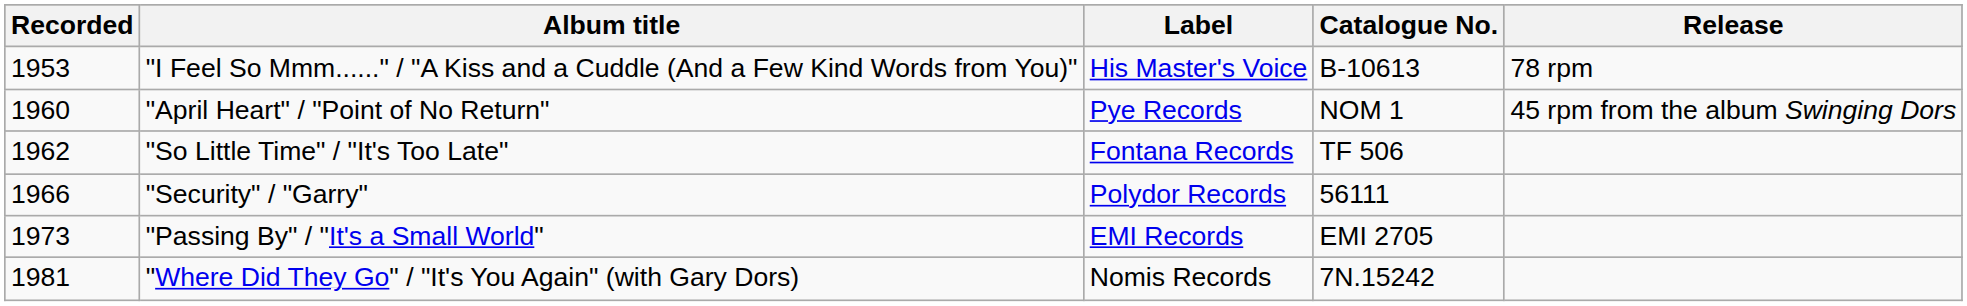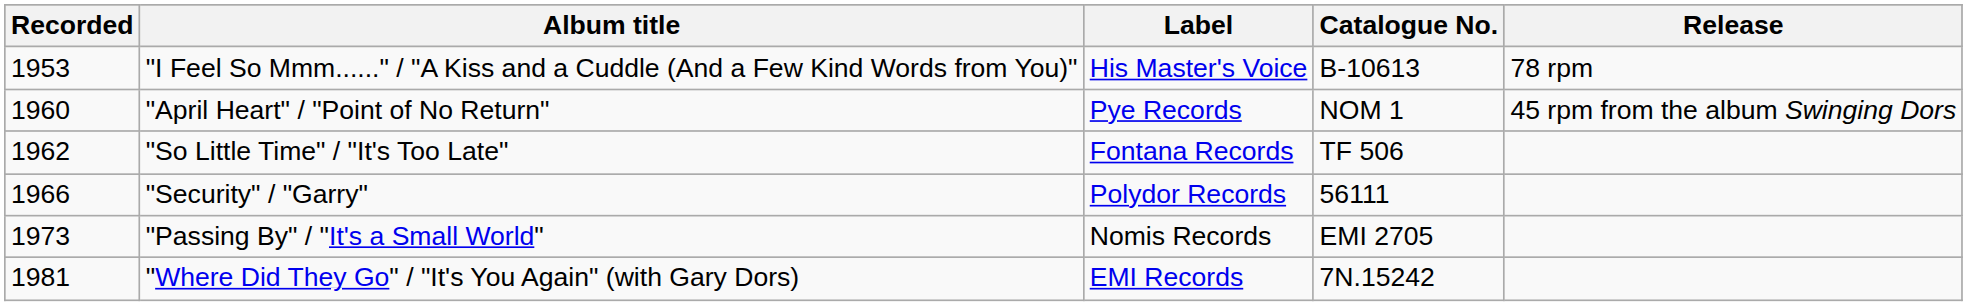(1166, 236) EMI Records -> (1181, 236) Nomis Records
(1181, 278) Nomis Records -> (1166, 278) EMI Records
